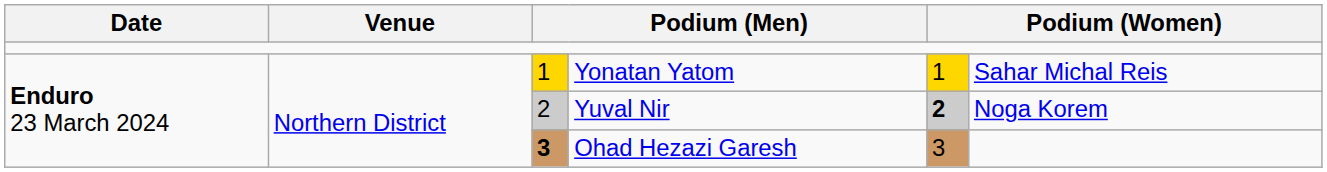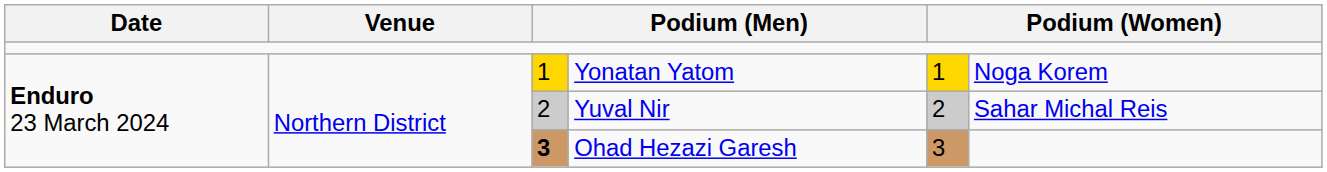(1071, 72) Sahar Michal Reis -> (1041, 72) Noga Korem
(939, 110) bold -> (939, 110) normal
(1041, 110) Noga Korem -> (1071, 110) Sahar Michal Reis
